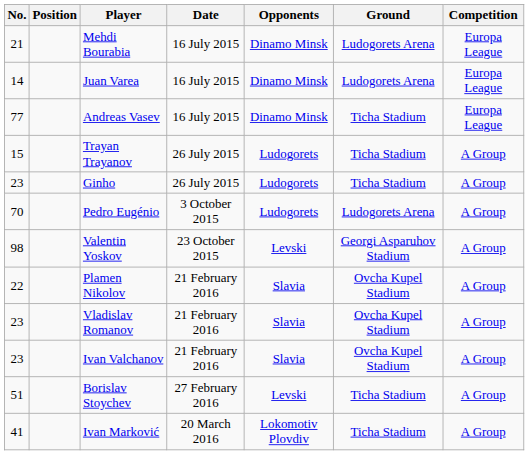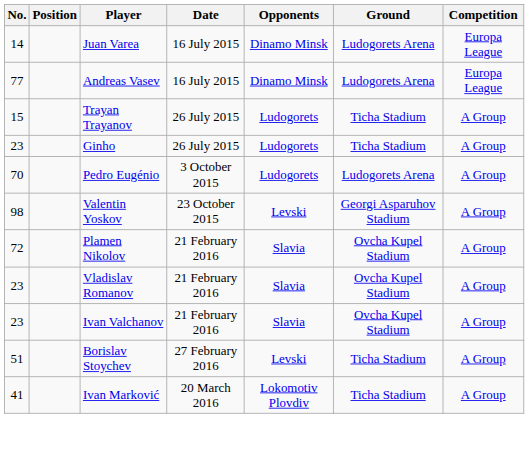- row: (107, 44)
(388, 117) Ticha Stadium -> (388, 80) Ludogorets Arena
(17, 285) 22 -> (17, 248) 72
